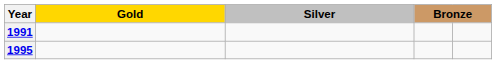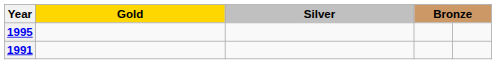rows swapped: (20, 32) <-> (20, 50)
